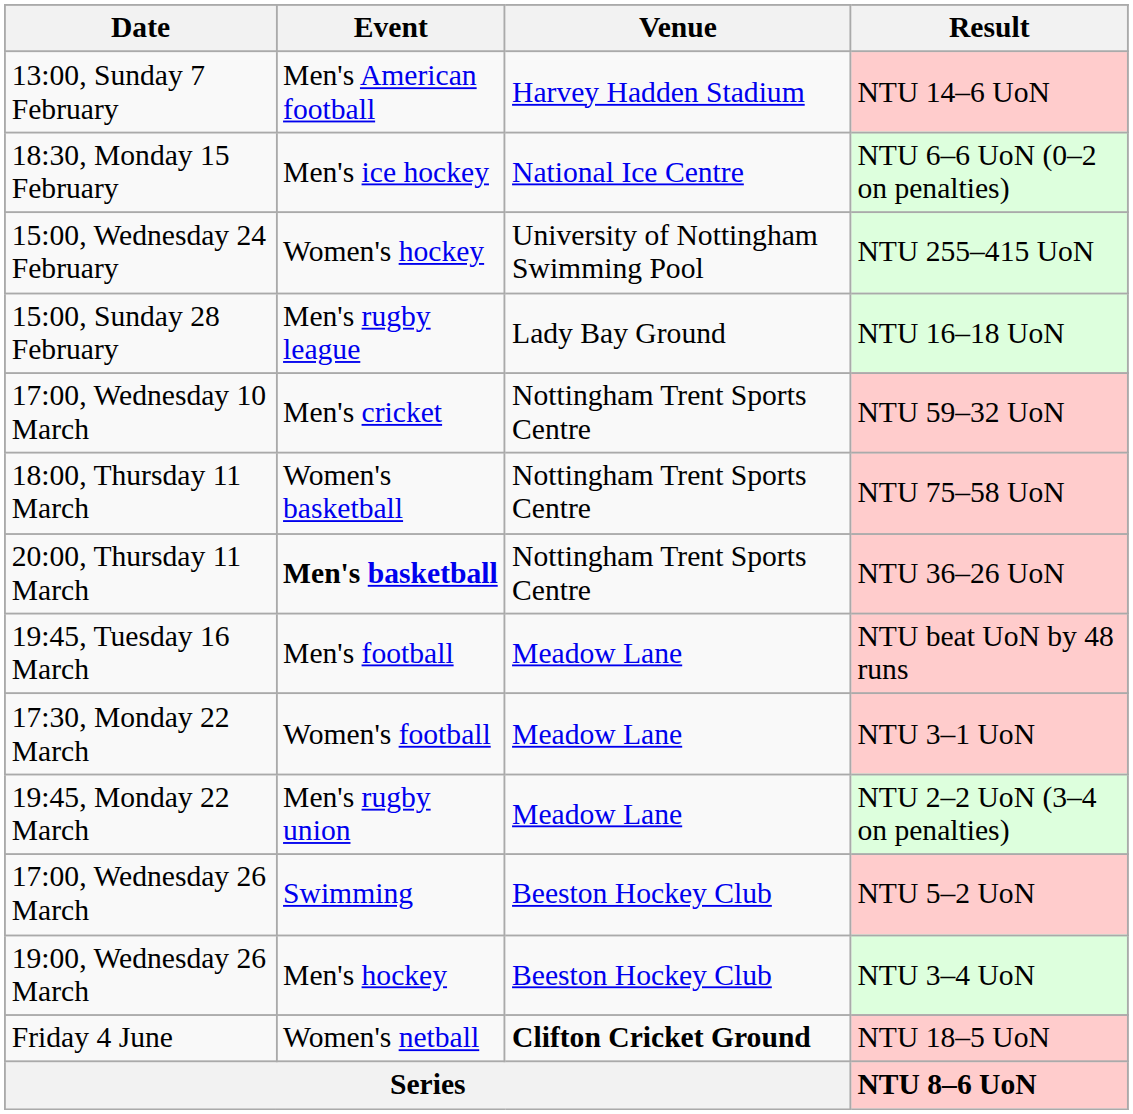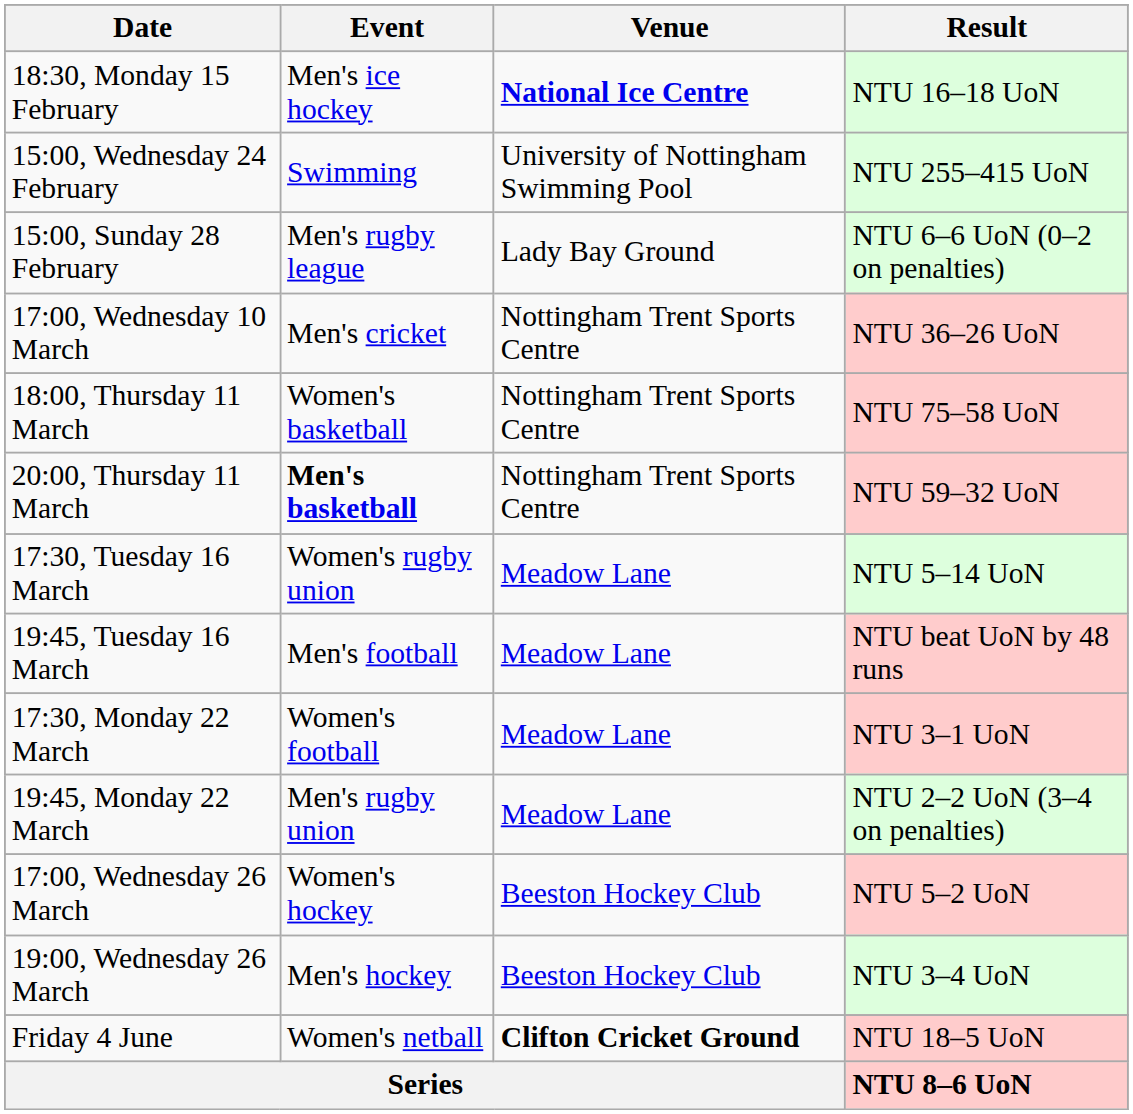- row: (108, 91)
(628, 171) normal -> (625, 91) bold
(977, 171) NTU 6–6 UoN (0–2 on penalties) -> (956, 91) NTU 16–18 UoN
(384, 252) Women's hockey -> (352, 171) Swimming
(961, 332) NTU 16–18 UoN -> (972, 252) NTU 6–6 UoN (0–2 on penalties)
(961, 412) NTU 59–32 UoN -> (956, 332) NTU 36–26 UoN
(961, 573) NTU 36–26 UoN -> (956, 492) NTU 59–32 UoN
+ row: (121, 573)
(348, 894) Swimming -> (341, 894) Women's hockey
